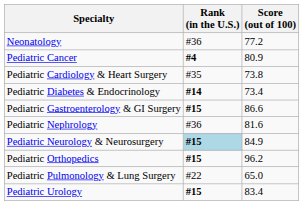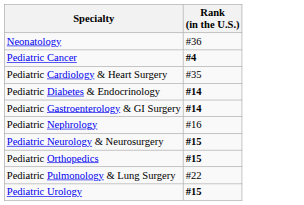- column: (270, 18)
(194, 108) #15 -> (194, 108) #14
(194, 125) #36 -> (194, 125) #16
(194, 141) lightblue background -> (194, 141) no background
